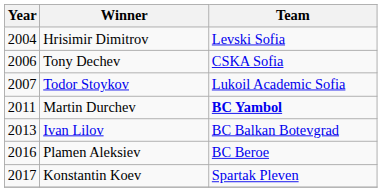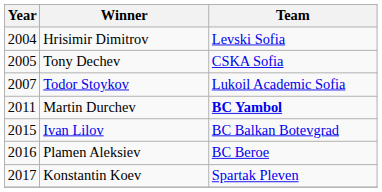(22, 61) 2006 -> (22, 61) 2005
(22, 130) 2013 -> (22, 130) 2015
